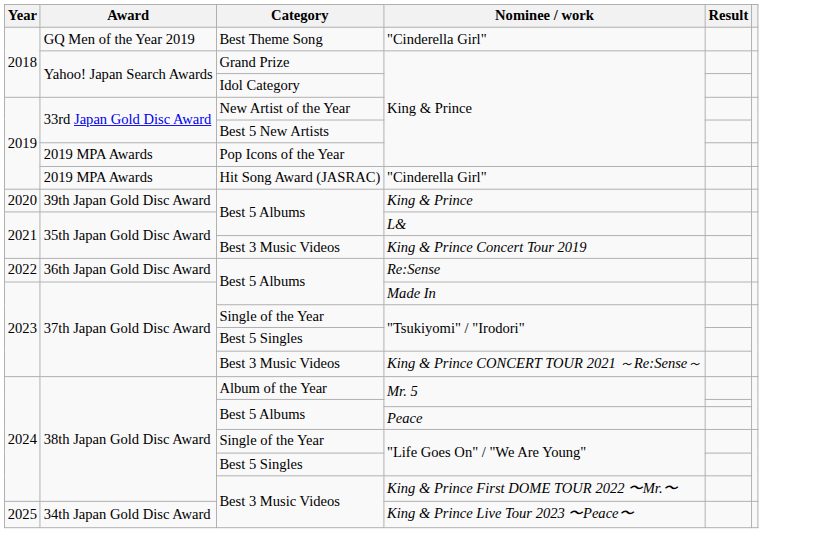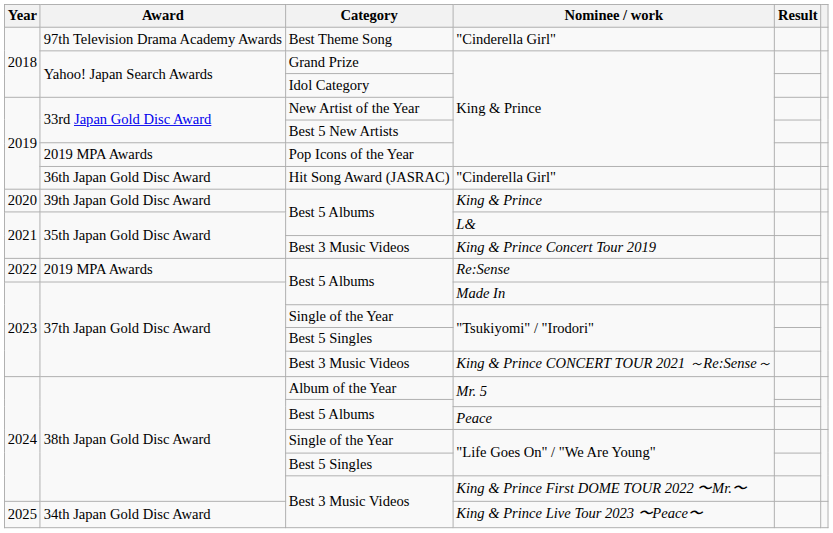(119, 39) GQ Men of the Year 2019 -> (163, 39) 97th Television Drama Academy Awards
(98, 177) 2019 MPA Awards -> (127, 177) 36th Japan Gold Disc Award
(127, 270) 36th Japan Gold Disc Award -> (98, 270) 2019 MPA Awards
